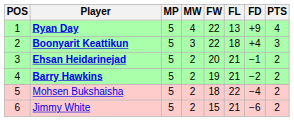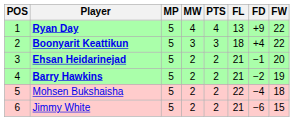columns swapped: (214, 12) <-> (277, 12)
